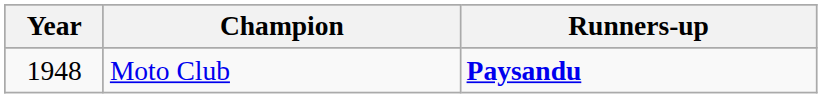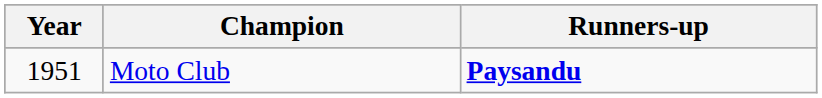(54, 69) 1948 -> (54, 69) 1951
